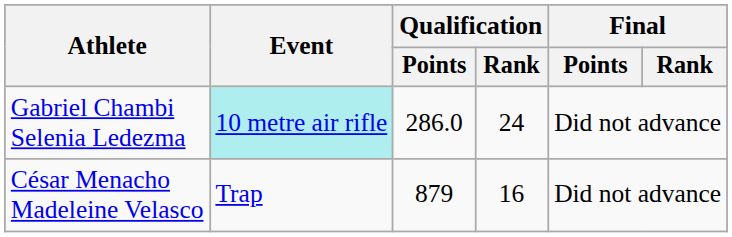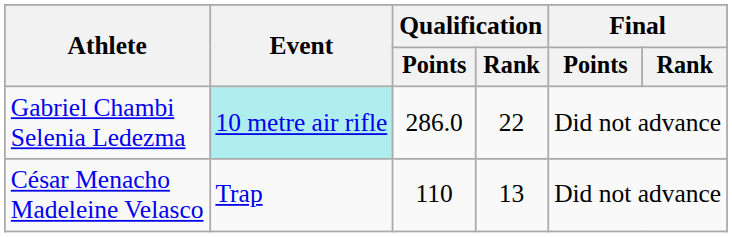(512, 122) 24 -> (512, 122) 22
(434, 194) 879 -> (434, 194) 110
(512, 194) 16 -> (512, 194) 13
